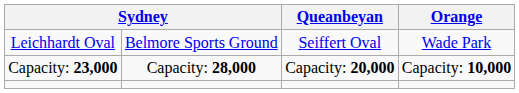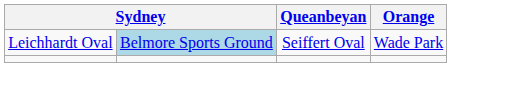(201, 42) no background -> (196, 42) lightblue background
- row: (63, 67)
